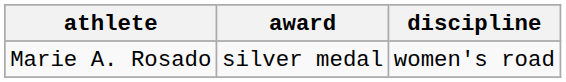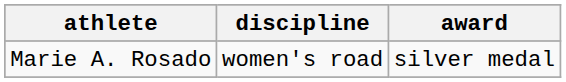columns swapped: (474, 23) <-> (303, 23)
